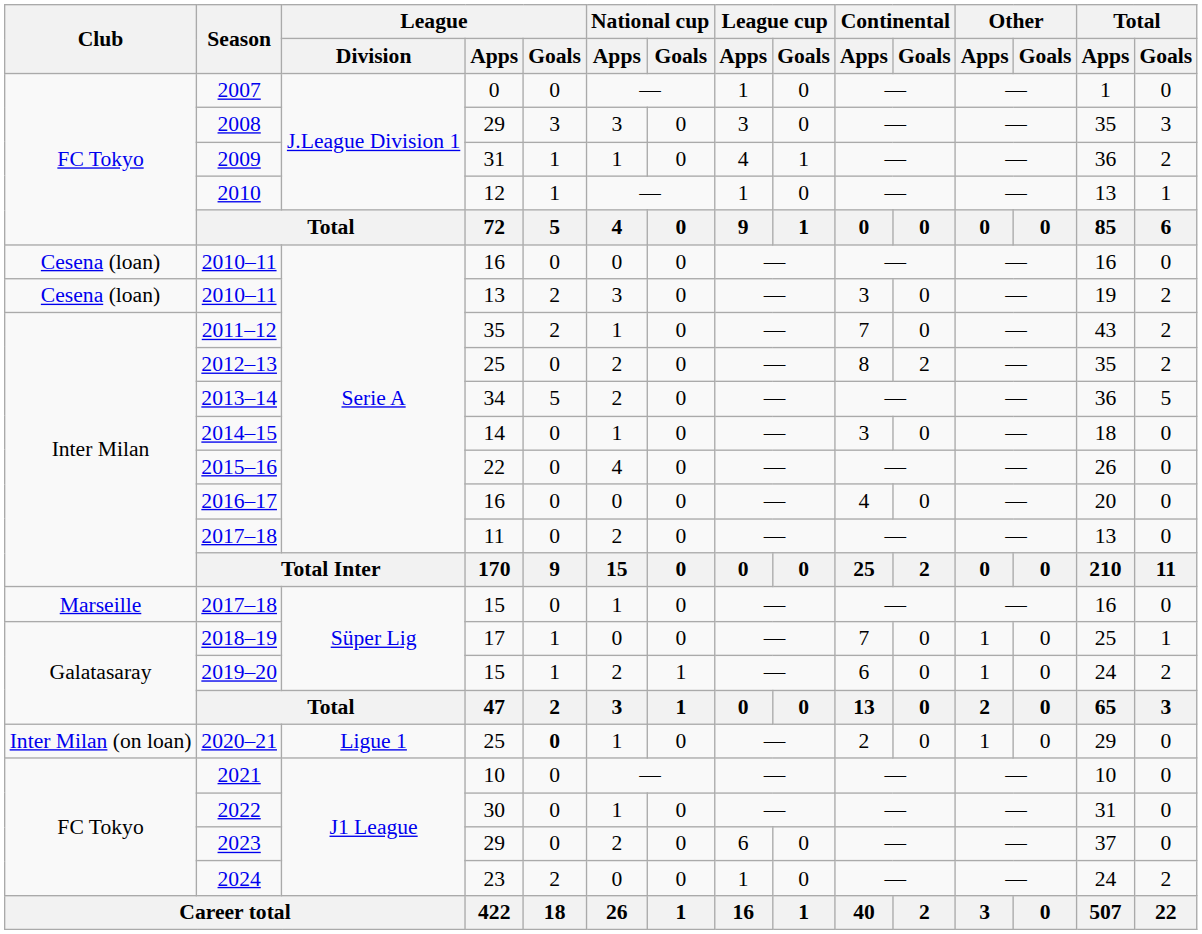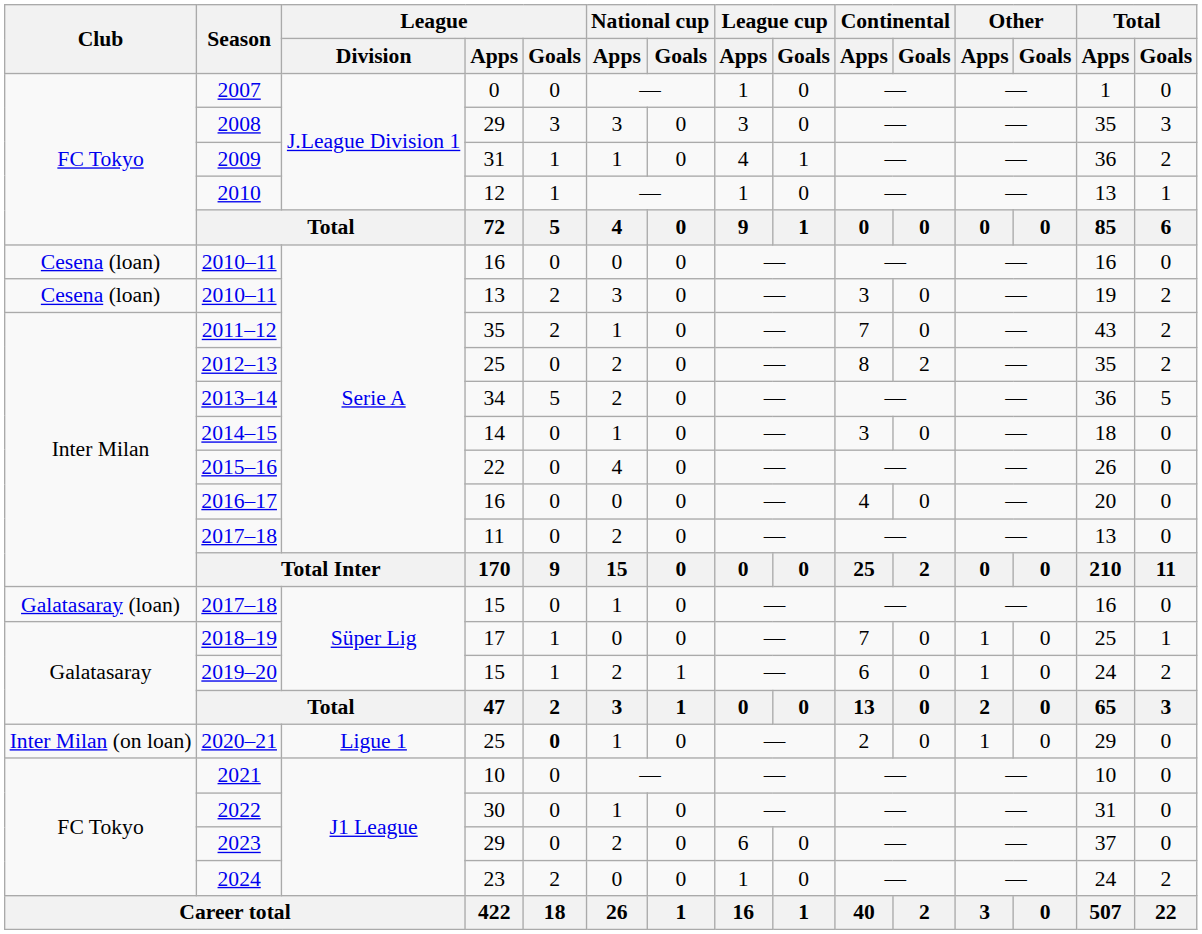(101, 603) Marseille -> (101, 603) Galatasaray (loan)
